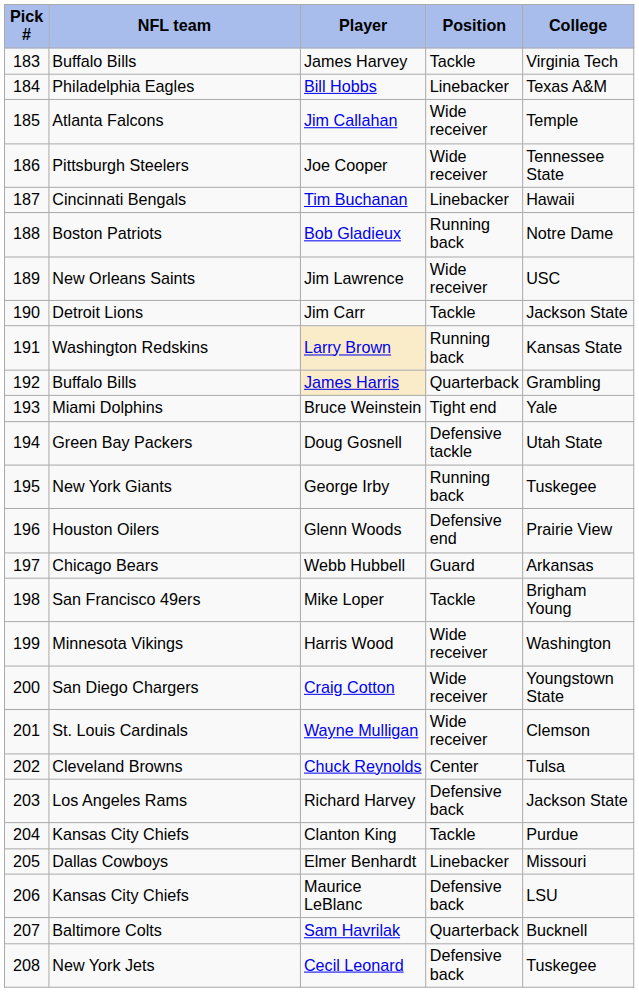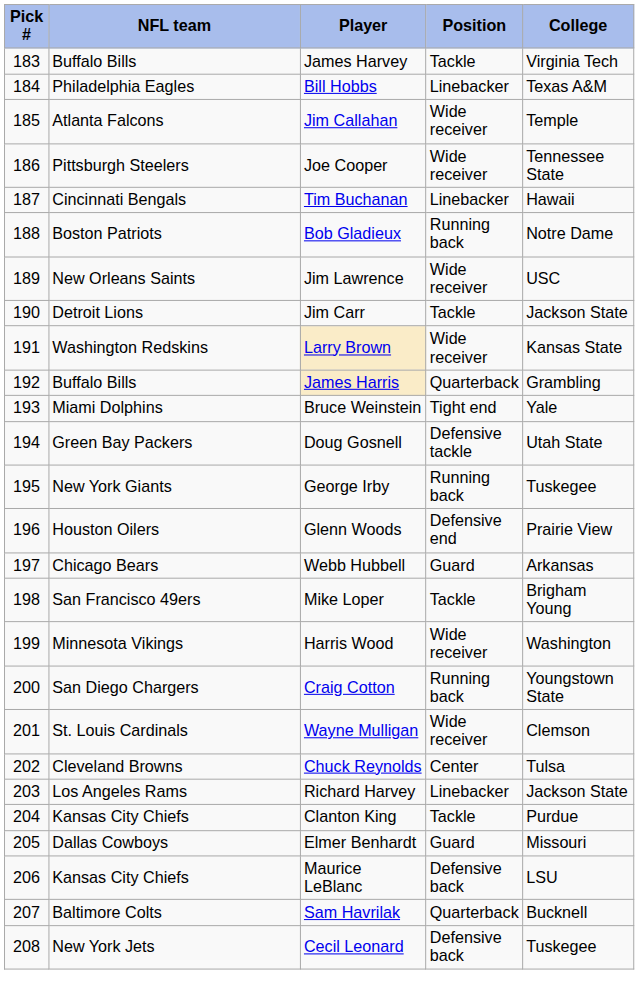(460, 347) Running back -> (459, 347) Wide receiver
(459, 687) Wide receiver -> (460, 687) Running back
(466, 800) Defensive back -> (469, 791) Linebacker
(469, 861) Linebacker -> (452, 843) Guard
